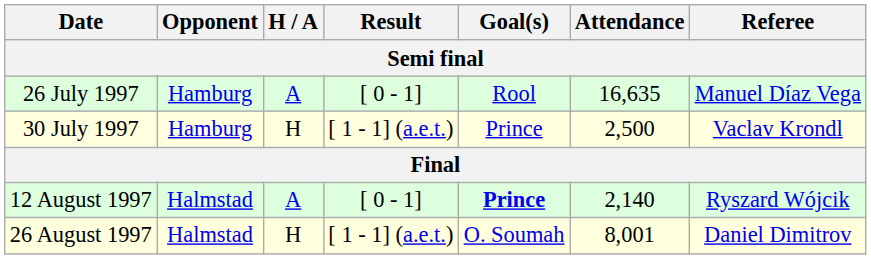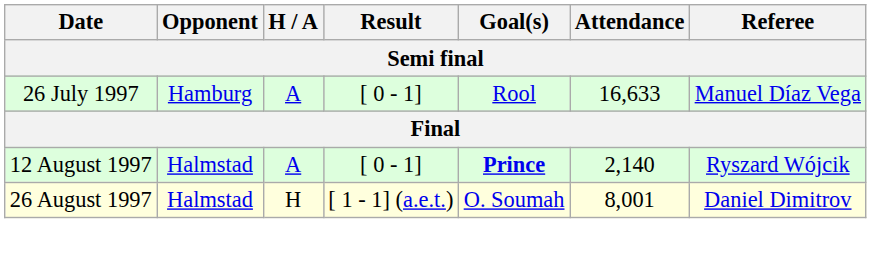(630, 93) 16,635 -> (630, 93) 16,633
- row: (81, 128)
